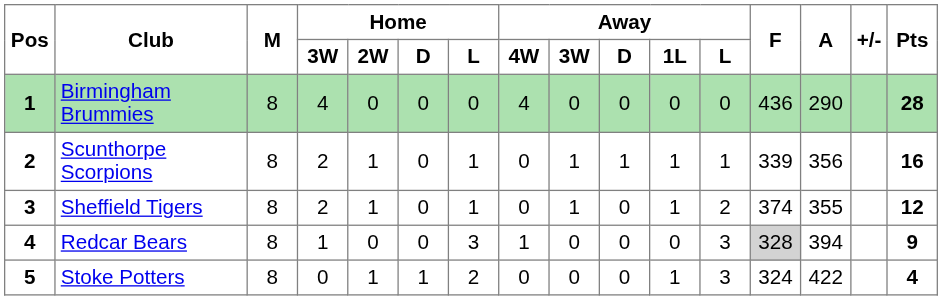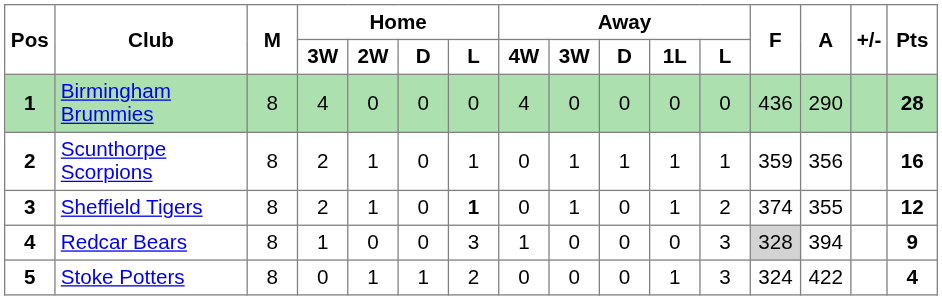(775, 161) 339 -> (775, 161) 359
(474, 207) normal -> (474, 207) bold
